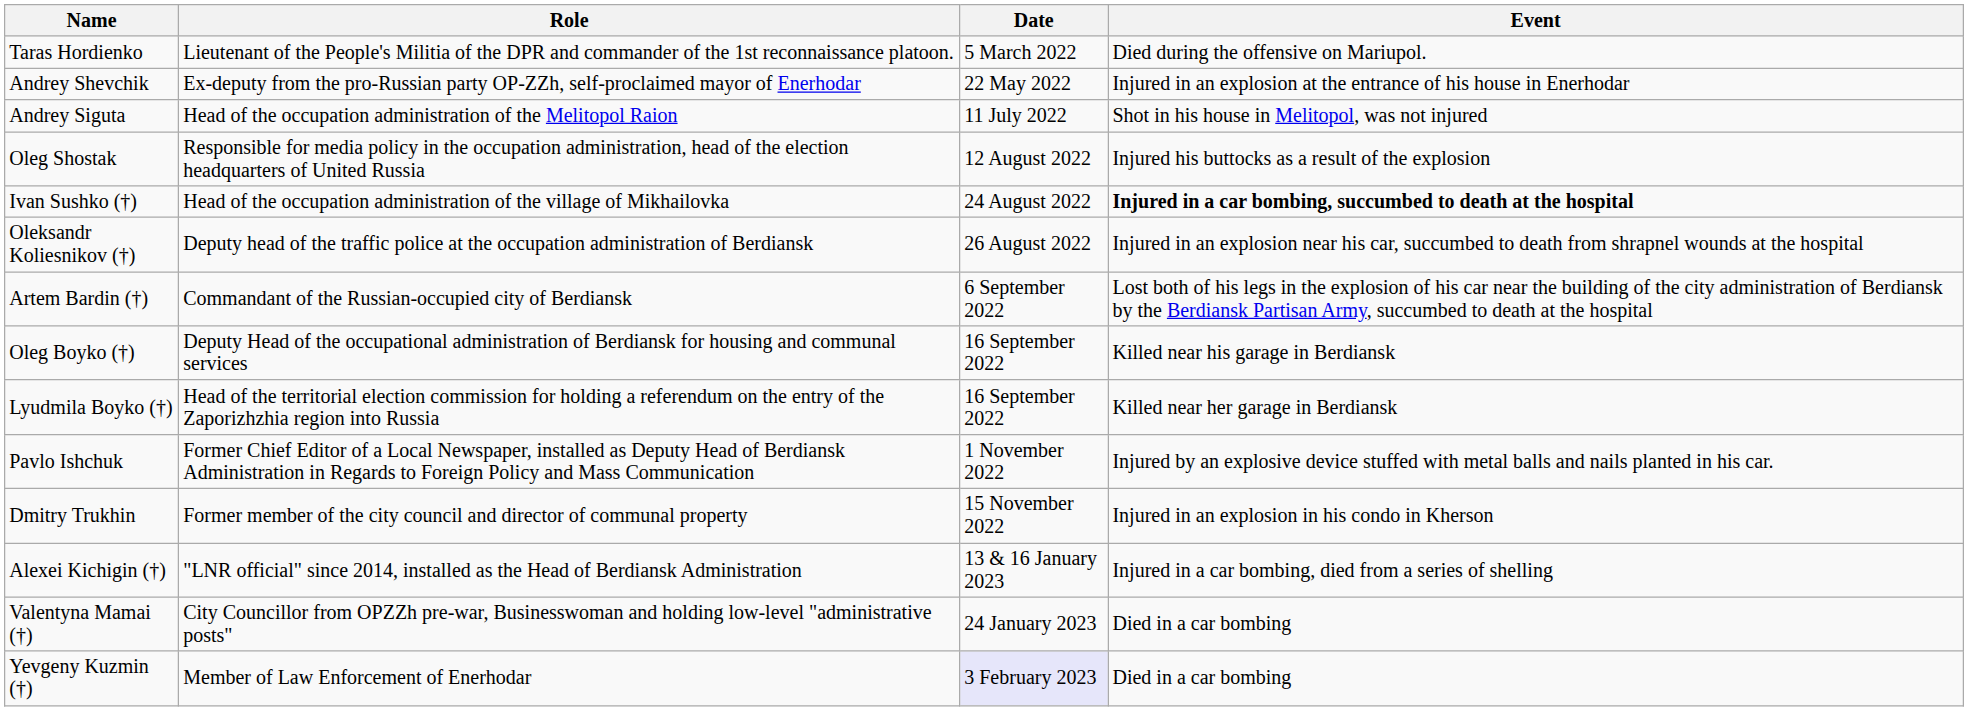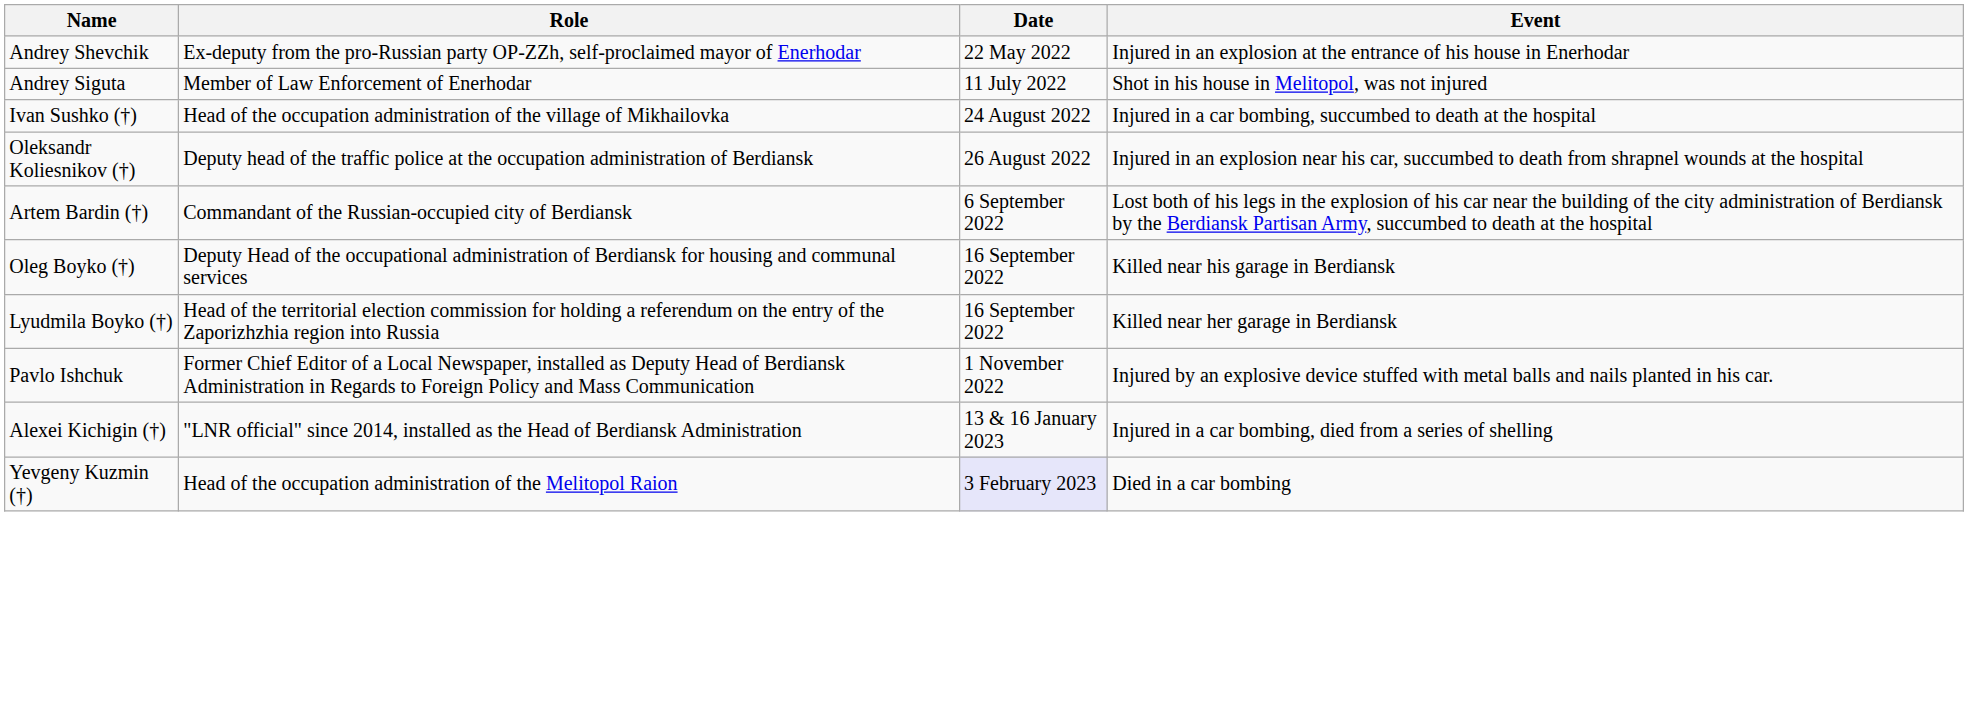- row: (76, 52)
(430, 115) Head of the occupation administration of the Melitopol Raion -> (357, 83) Member of Law Enforcement of Enerhodar
- row: (63, 158)
(1373, 201) bold -> (1354, 115) normal
- row: (72, 515)
- row: (80, 623)
(357, 678) Member of Law Enforcement of Enerhodar -> (430, 483) Head of the occupation administration of the Melitopol Raion
